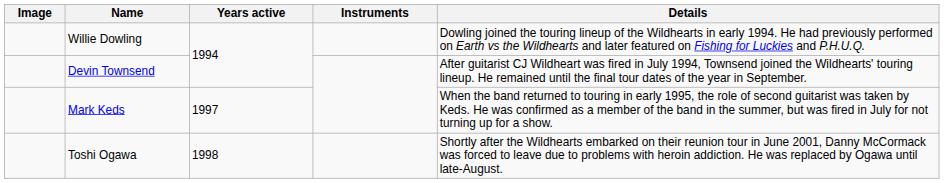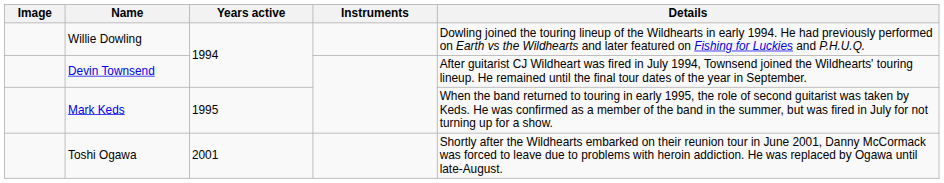(205, 110) 1997 -> (205, 110) 1995
(205, 155) 1998 -> (205, 155) 2001
